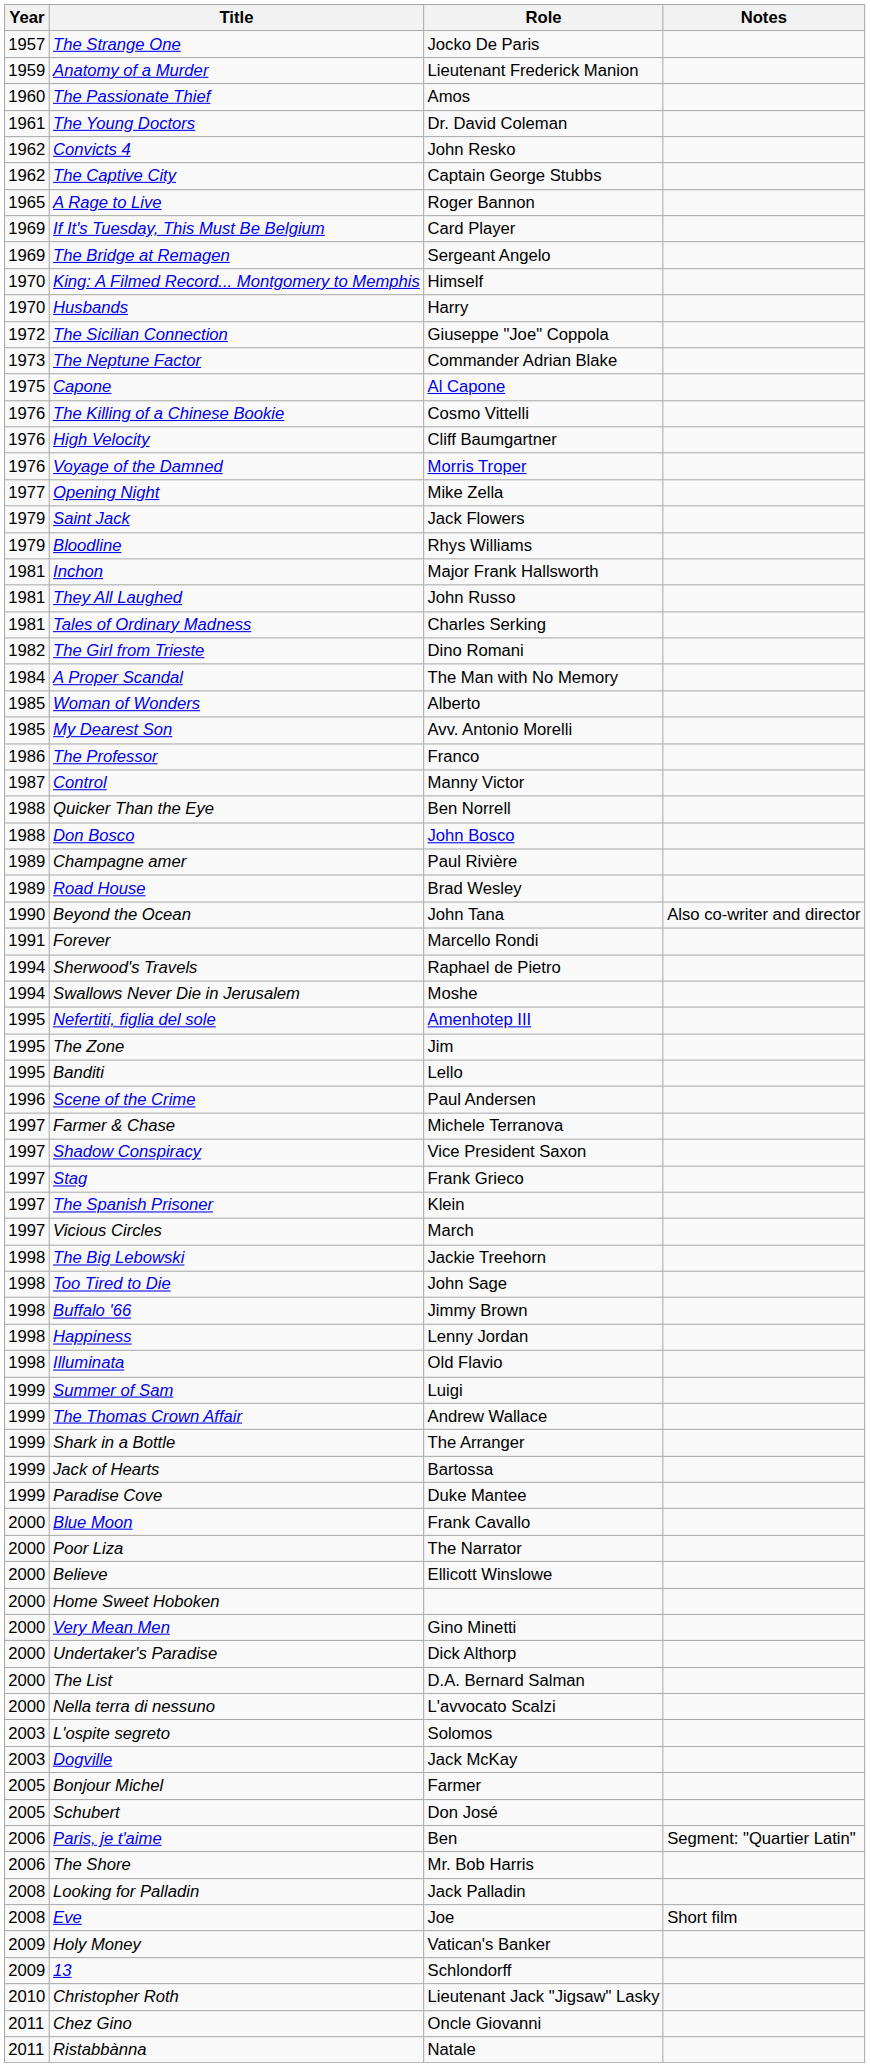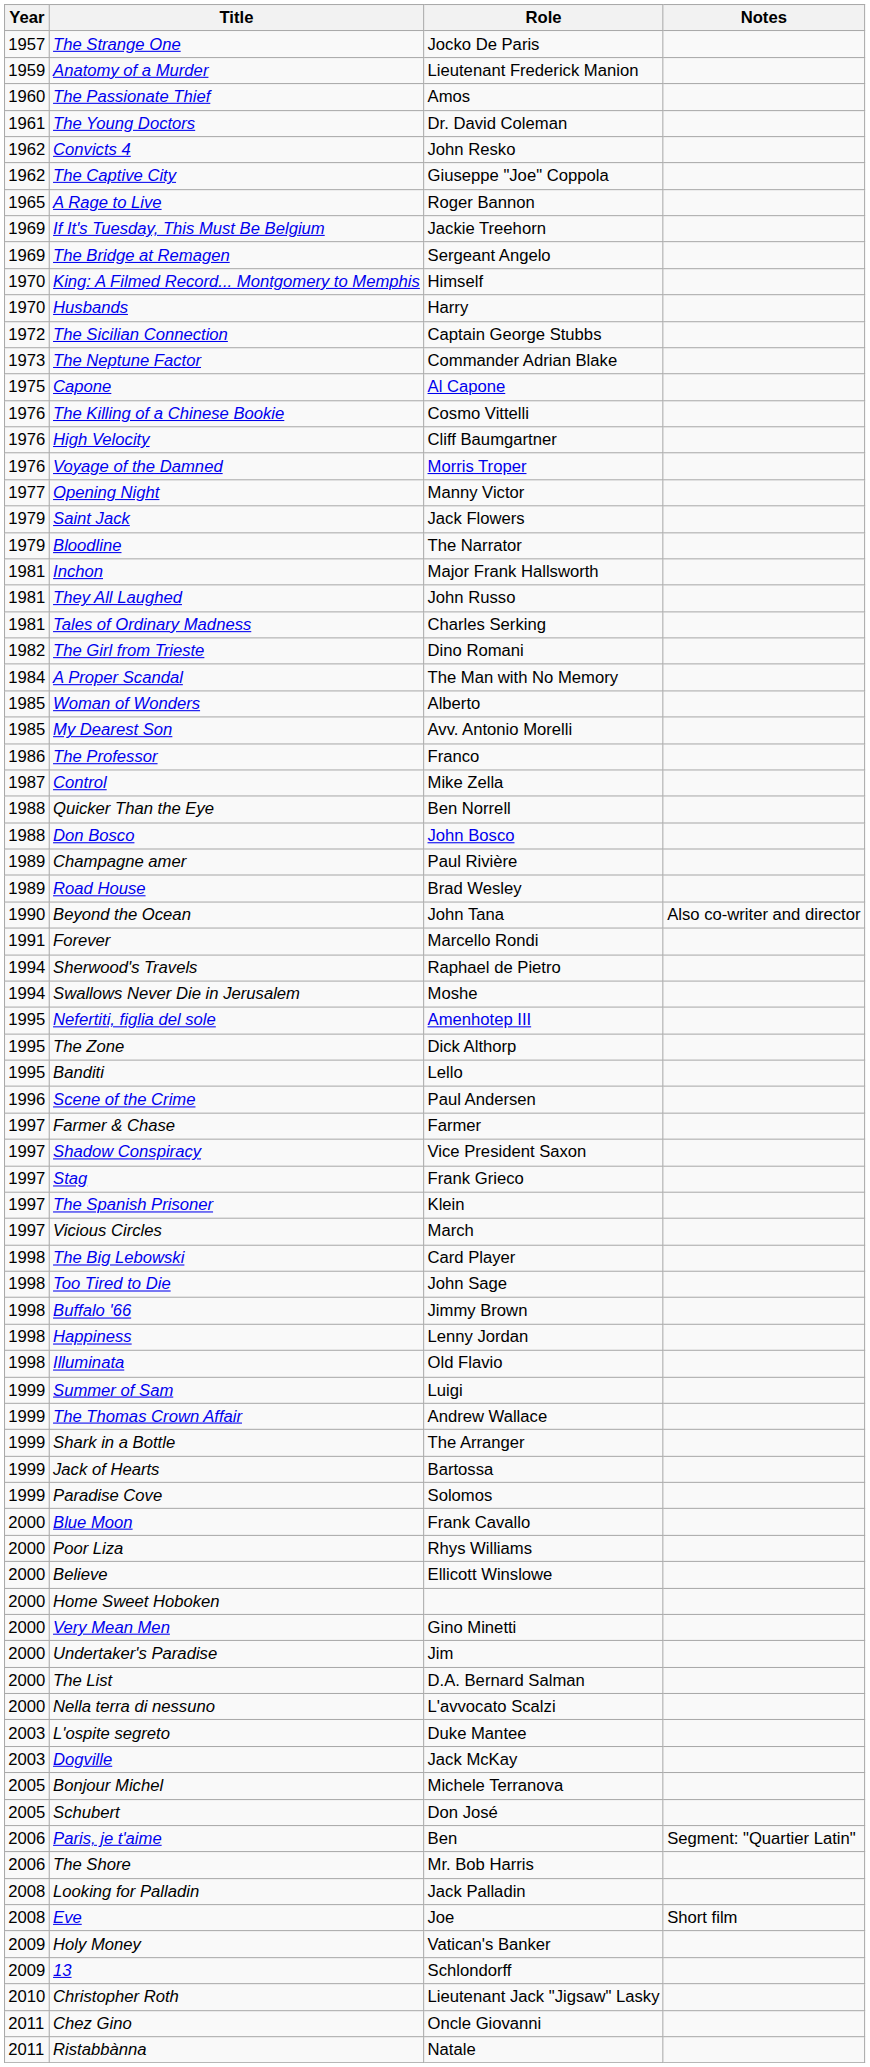(514, 176) Captain George Stubbs -> (518, 176) Giuseppe "Joe" Coppola
(471, 228) Card Player -> (487, 228) Jackie Treehorn
(518, 334) Giuseppe "Joe" Coppola -> (514, 334) Captain George Stubbs
(465, 492) Mike Zella -> (476, 492) Manny Victor
(480, 545) Rhys Williams -> (475, 545) The Narrator
(476, 783) Manny Victor -> (465, 783) Mike Zella
(440, 1046) Jim -> (472, 1046) Dick Althorp
(495, 1126) Michele Terranova -> (454, 1126) Farmer
(487, 1258) Jackie Treehorn -> (471, 1258) Card Player
(477, 1495) Duke Mantee -> (460, 1495) Solomos
(475, 1548) The Narrator -> (480, 1548) Rhys Williams
(472, 1653) Dick Althorp -> (440, 1653) Jim
(460, 1733) Solomos -> (477, 1733) Duke Mantee
(454, 1785) Farmer -> (495, 1785) Michele Terranova
